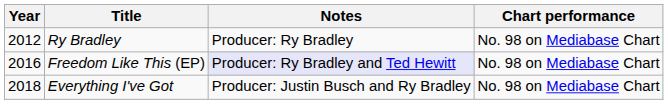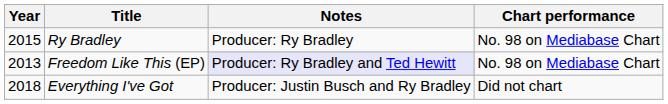(24, 39) 2012 -> (24, 39) 2015
(24, 63) 2016 -> (24, 63) 2013
(569, 87) No. 98 on Mediabase Chart -> (520, 87) Did not chart
